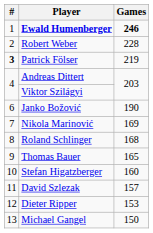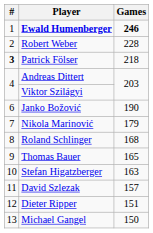(131, 60) 219 -> (131, 60) 218
(131, 124) 169 -> (131, 124) 179
(131, 172) 160 -> (131, 172) 163
(131, 204) 153 -> (131, 204) 151
